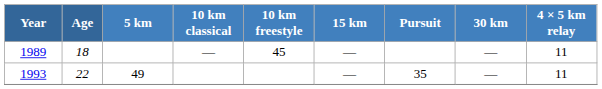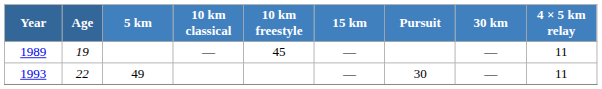(82, 52) 18 -> (82, 52) 19
(420, 74) 35 -> (420, 74) 30
